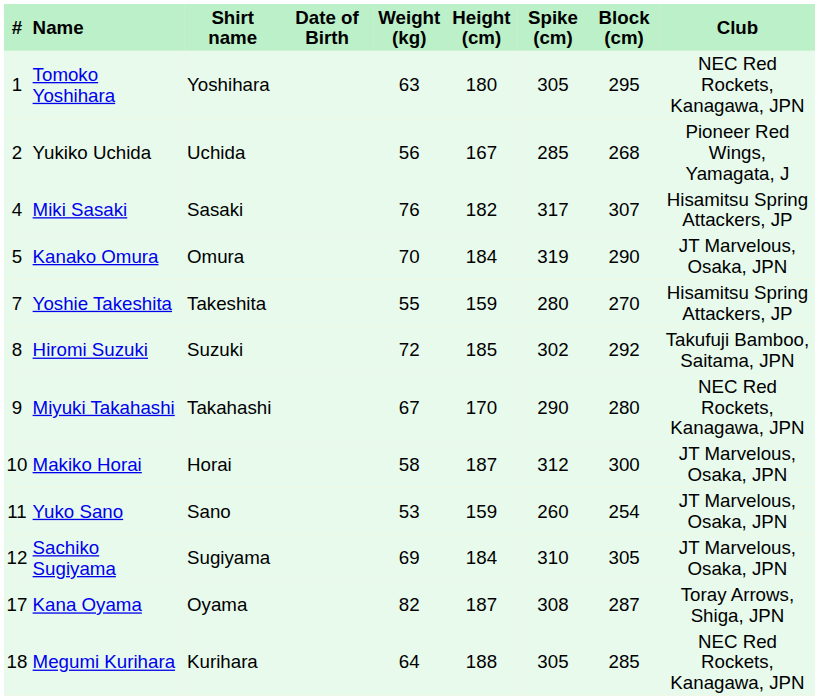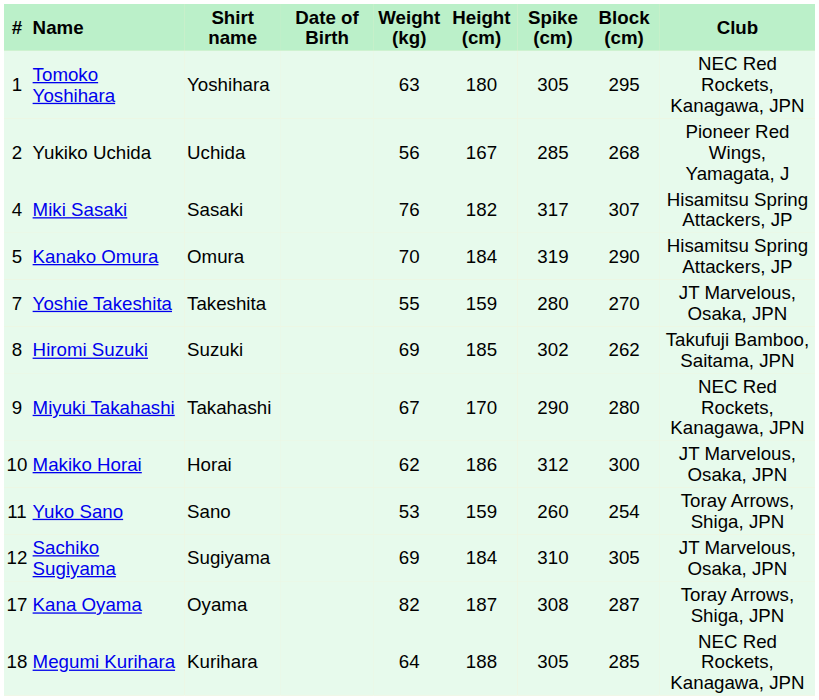(737, 256) JT Marvelous, Osaka, JPN -> (737, 256) Hisamitsu Spring Attackers, JP
(737, 303) Hisamitsu Spring Attackers, JP -> (737, 303) JT Marvelous, Osaka, JPN
(409, 350) 72 -> (409, 350) 69
(624, 350) 292 -> (624, 350) 262
(409, 464) 58 -> (409, 464) 62
(481, 464) 187 -> (481, 464) 186
(737, 511) JT Marvelous, Osaka, JPN -> (737, 511) Toray Arrows, Shiga, JPN
